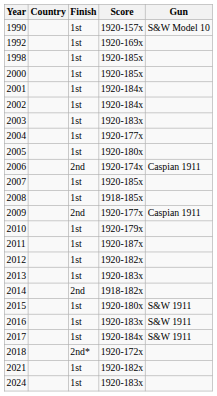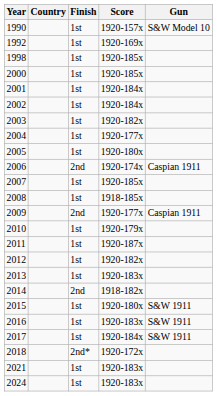(122, 120) 1920-183x -> (122, 120) 1920-182x
(122, 368) 1920-182x -> (122, 368) 1920-183x
